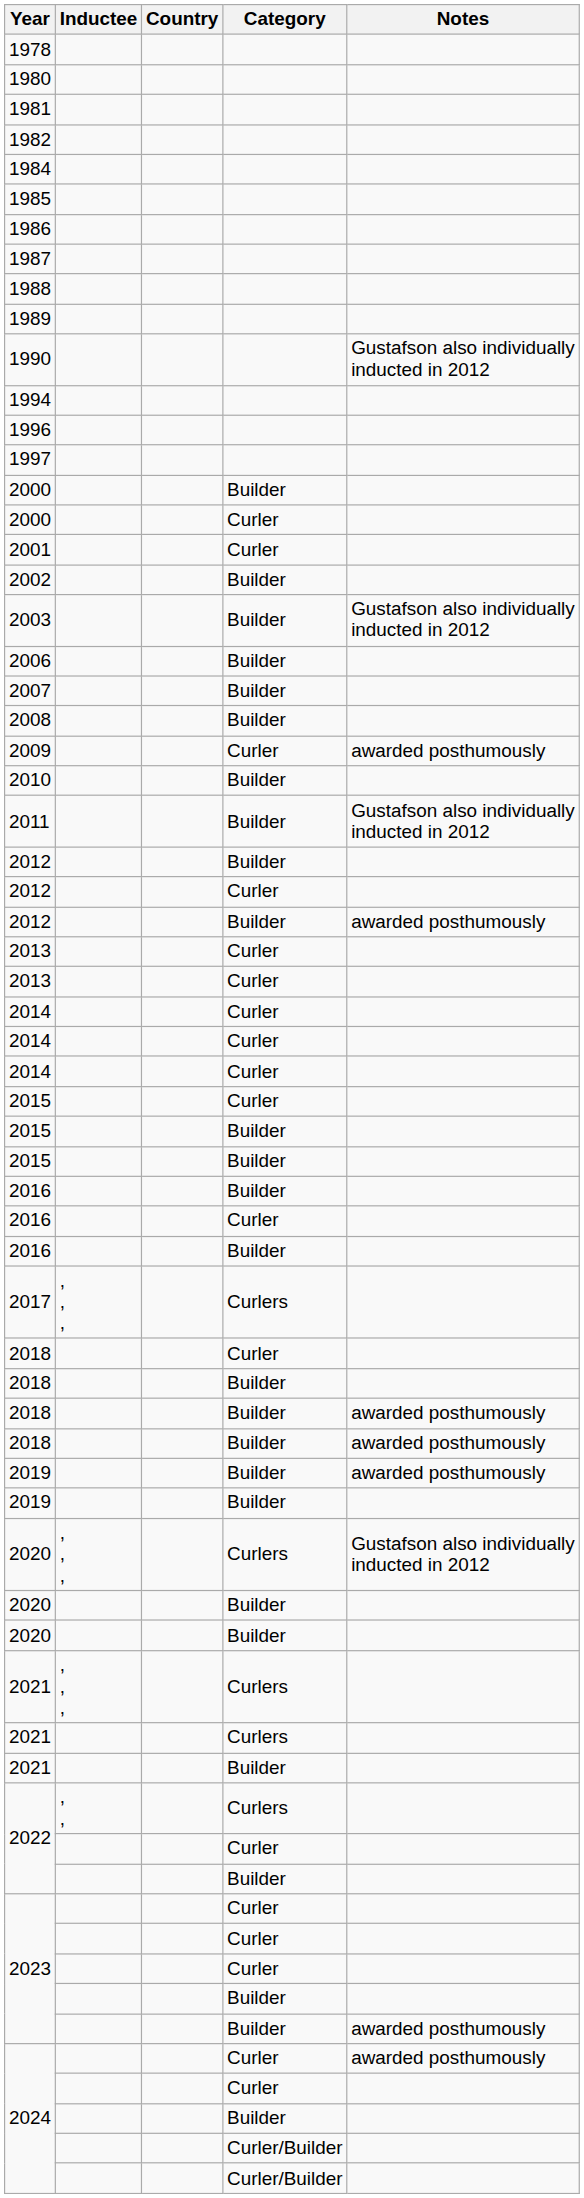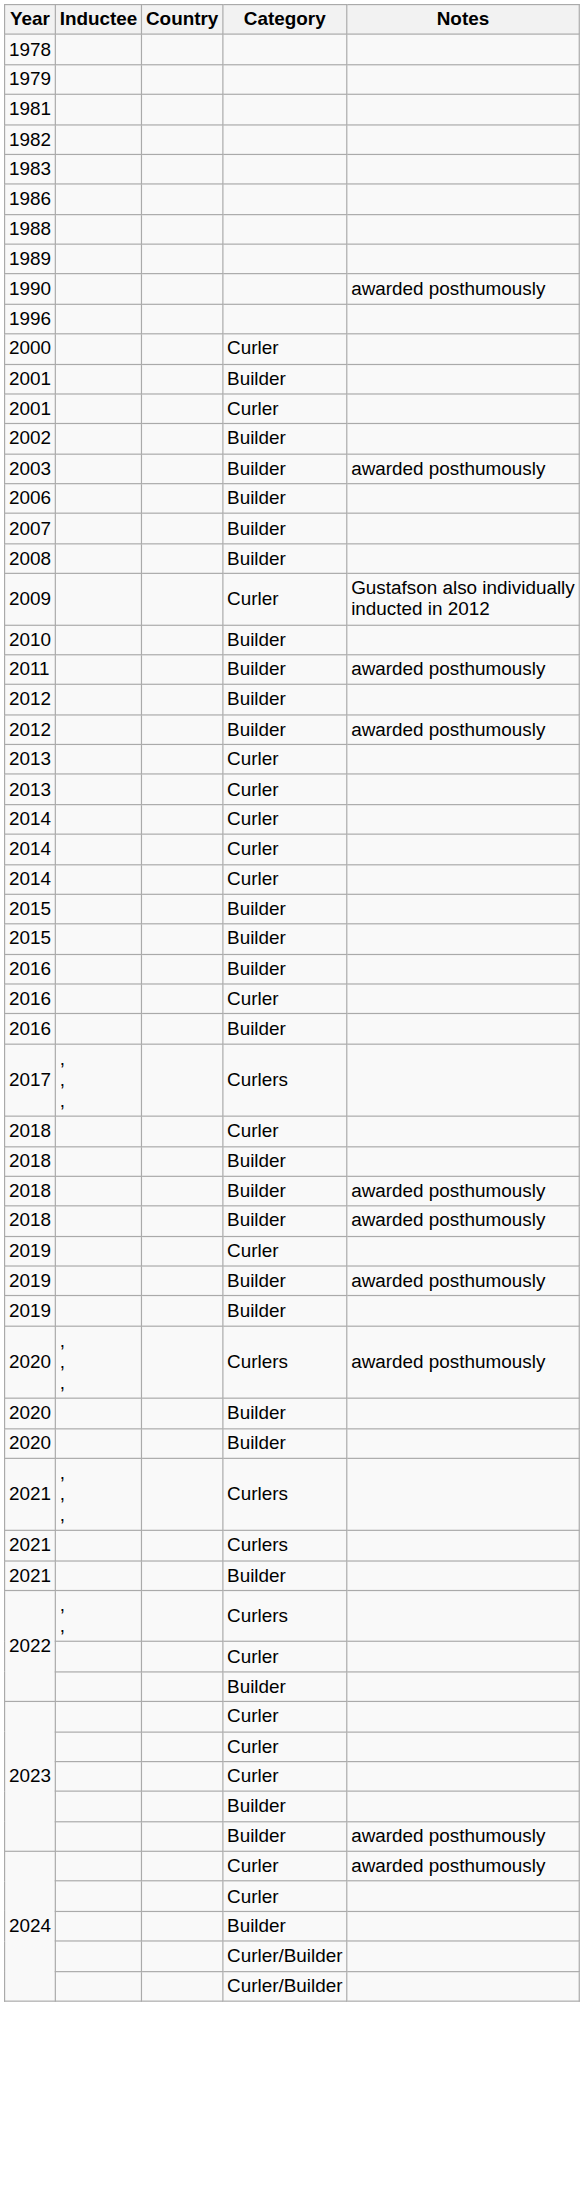+ row: (30, 79)
- row: (30, 79)
+ row: (30, 169)
- row: (30, 169)
- row: (30, 199)
- row: (30, 259)
(463, 359) Gustafson also individually inducted in 2012 -> (448, 288) awarded posthumously
- row: (30, 400)
- row: (30, 459)
- row: (30, 489)
+ row: (30, 378)
(463, 620) Gustafson also individually inducted in 2012 -> (448, 468) awarded posthumously
(448, 750) awarded posthumously -> (463, 598) Gustafson also individually inducted in 2012
(463, 821) Gustafson also individually inducted in 2012 -> (448, 669) awarded posthumously
- row: (30, 891)
- row: (30, 1101)
+ row: (30, 1250)
(463, 1554) Gustafson also individually inducted in 2012 -> (448, 1362) awarded posthumously
